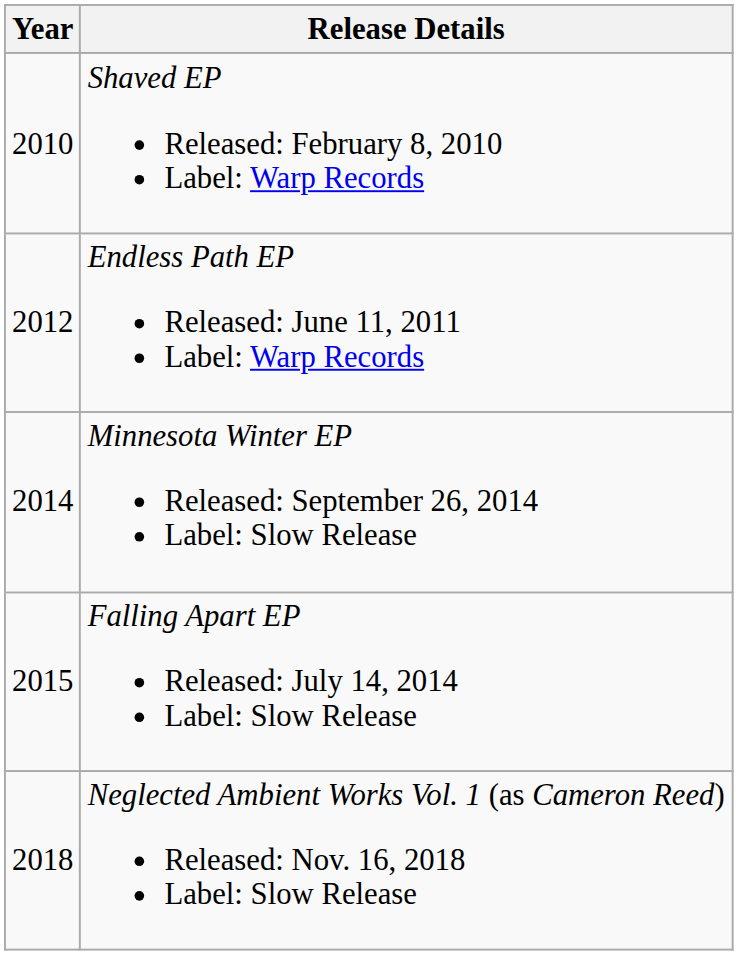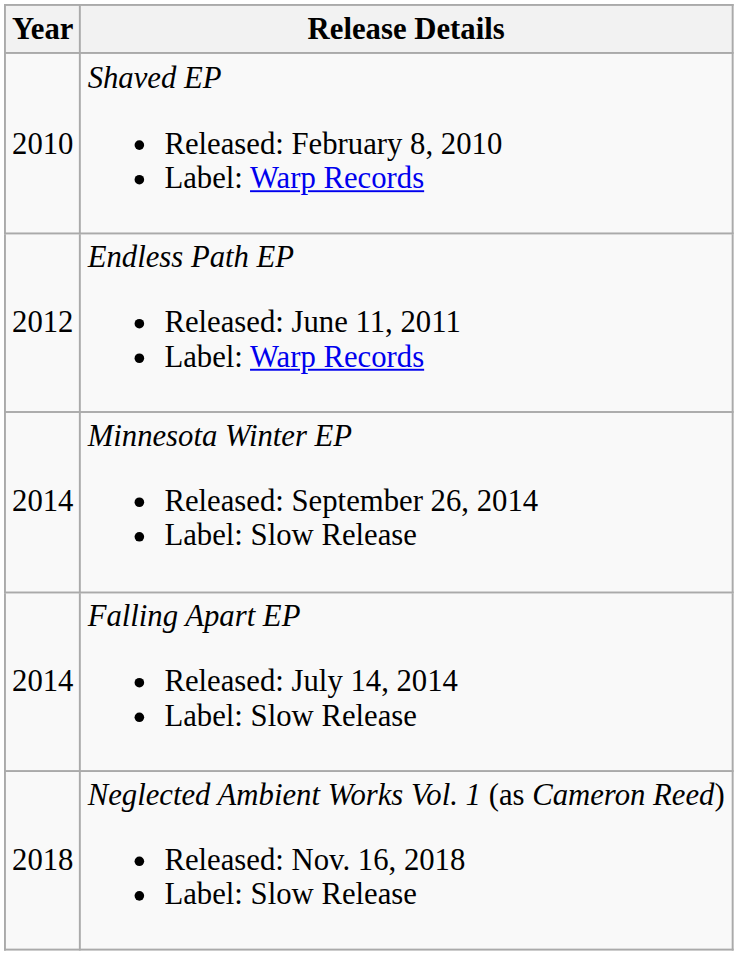(43, 680) 2015 -> (43, 680) 2014
